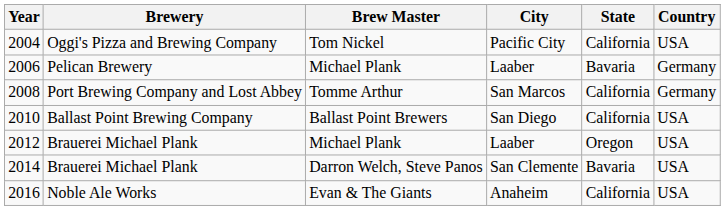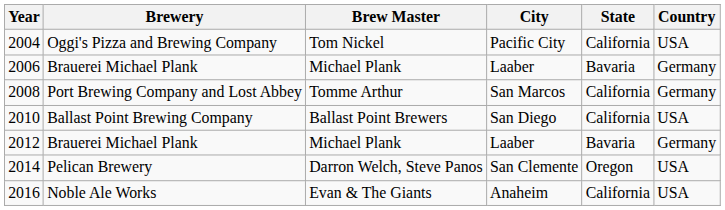(100, 67) Pelican Brewery -> (122, 67) Brauerei Michael Plank
(609, 142) Oregon -> (610, 142) Bavaria
(673, 142) USA -> (687, 142) Germany
(122, 167) Brauerei Michael Plank -> (100, 167) Pelican Brewery
(610, 167) Bavaria -> (609, 167) Oregon
